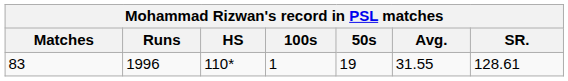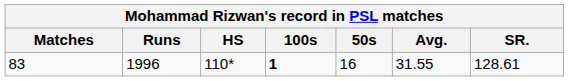(273, 64) normal -> (273, 64) bold
(348, 64) 19 -> (348, 64) 16
